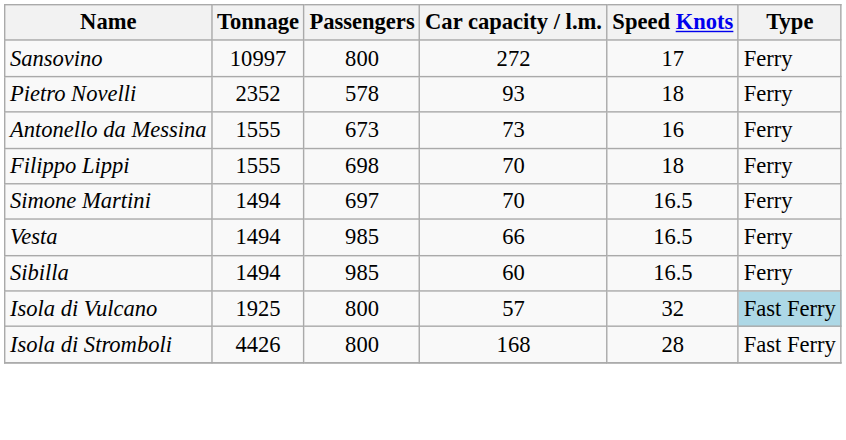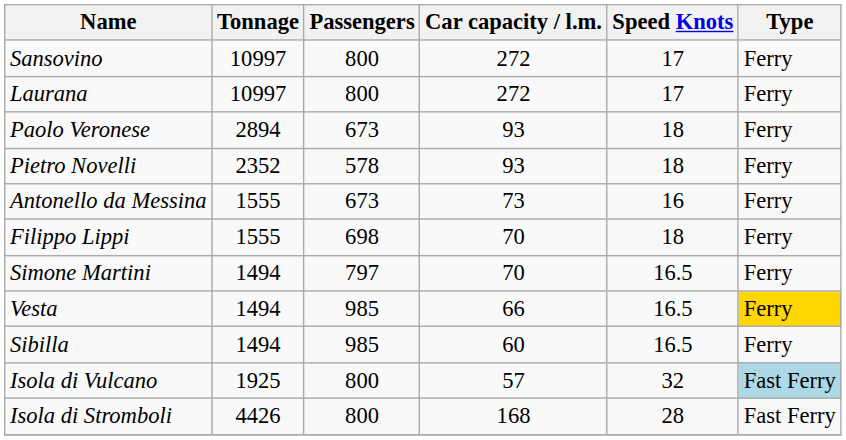+ row: (49, 93)
+ row: (80, 129)
(362, 201) 697 -> (362, 272) 797
(768, 237) no background -> (768, 308) gold background
